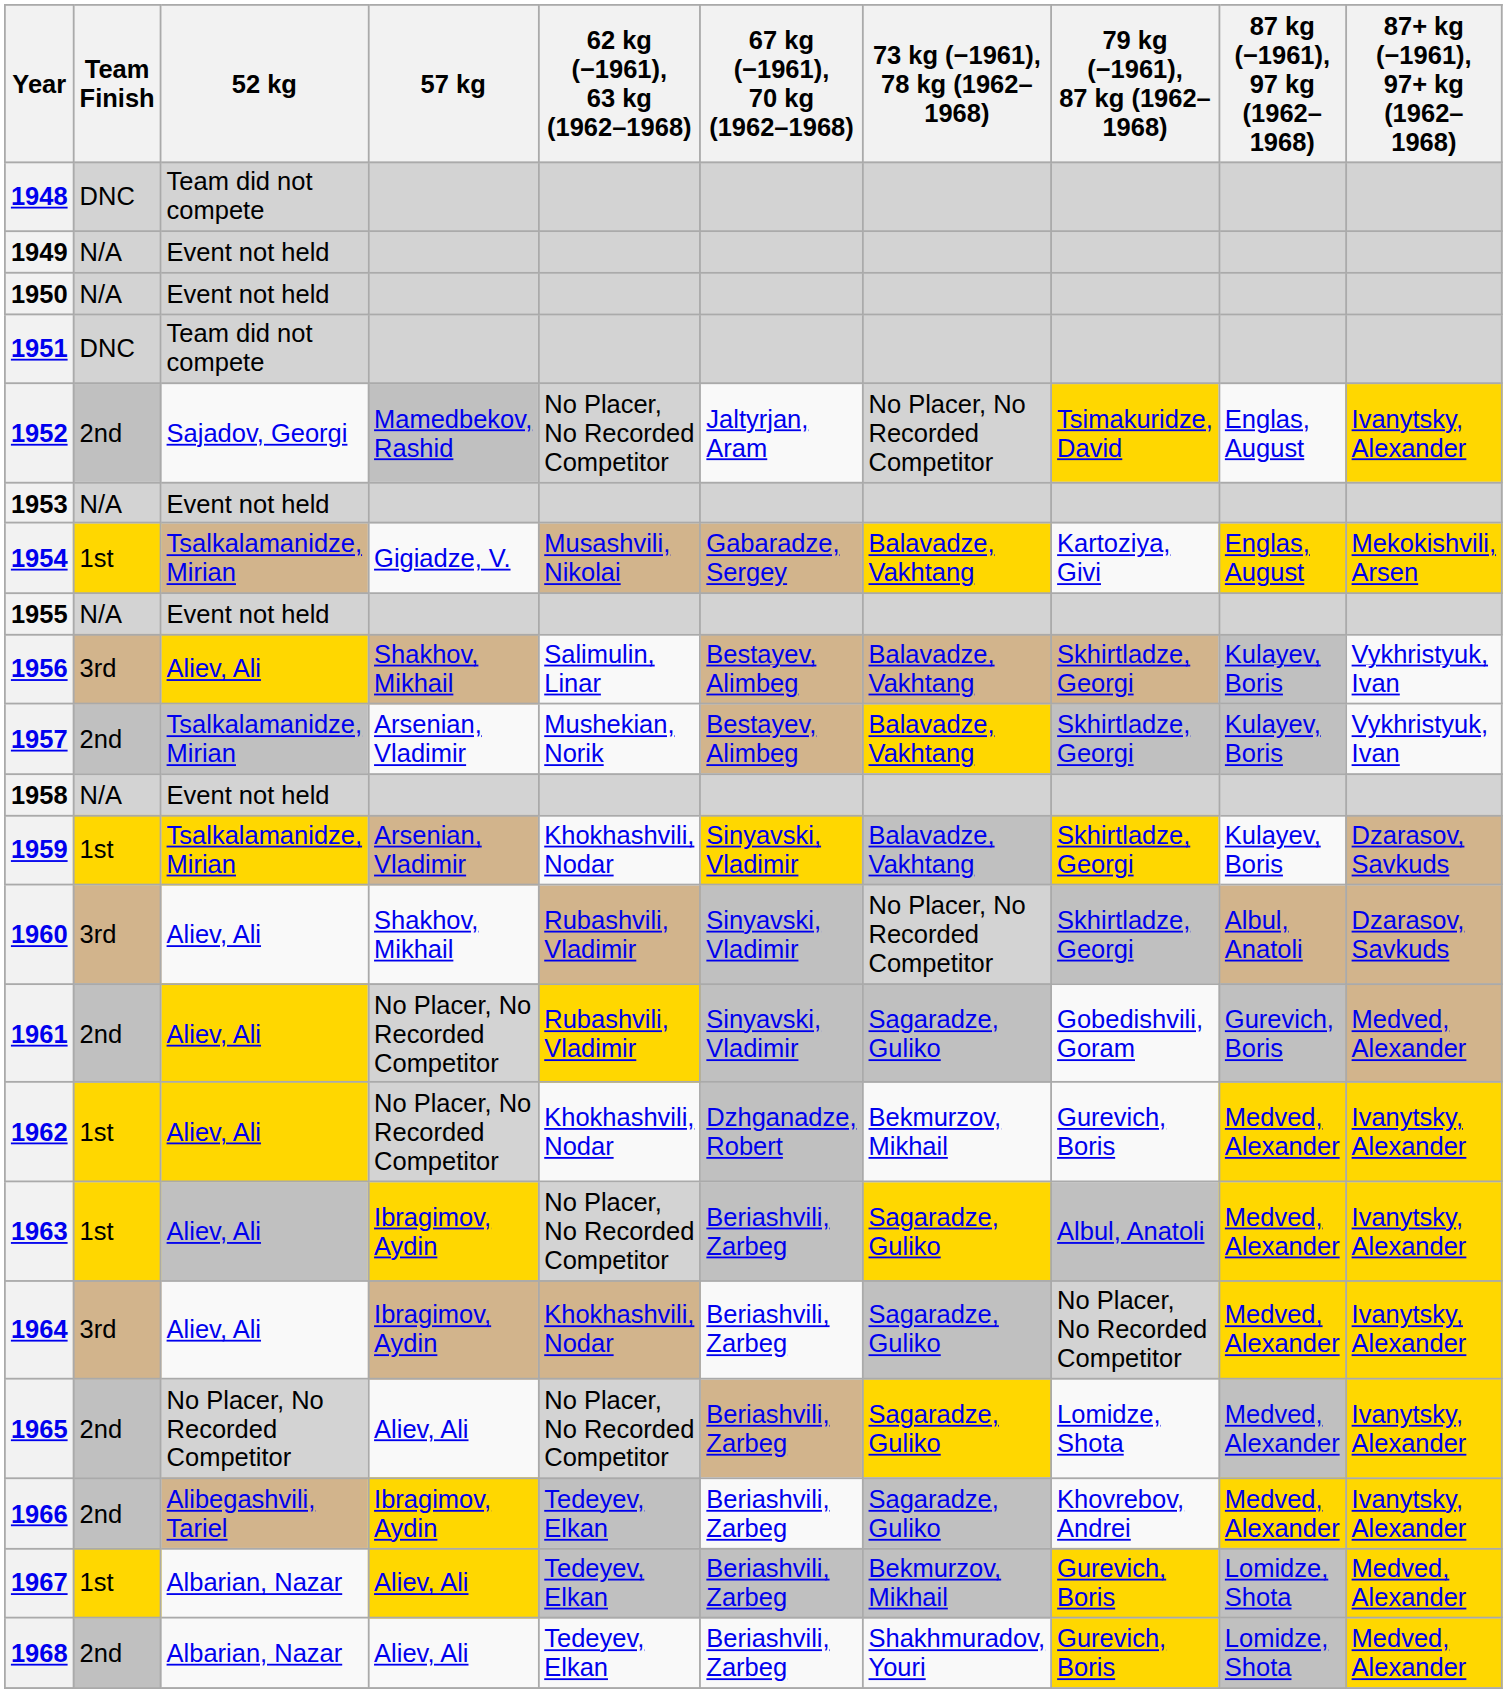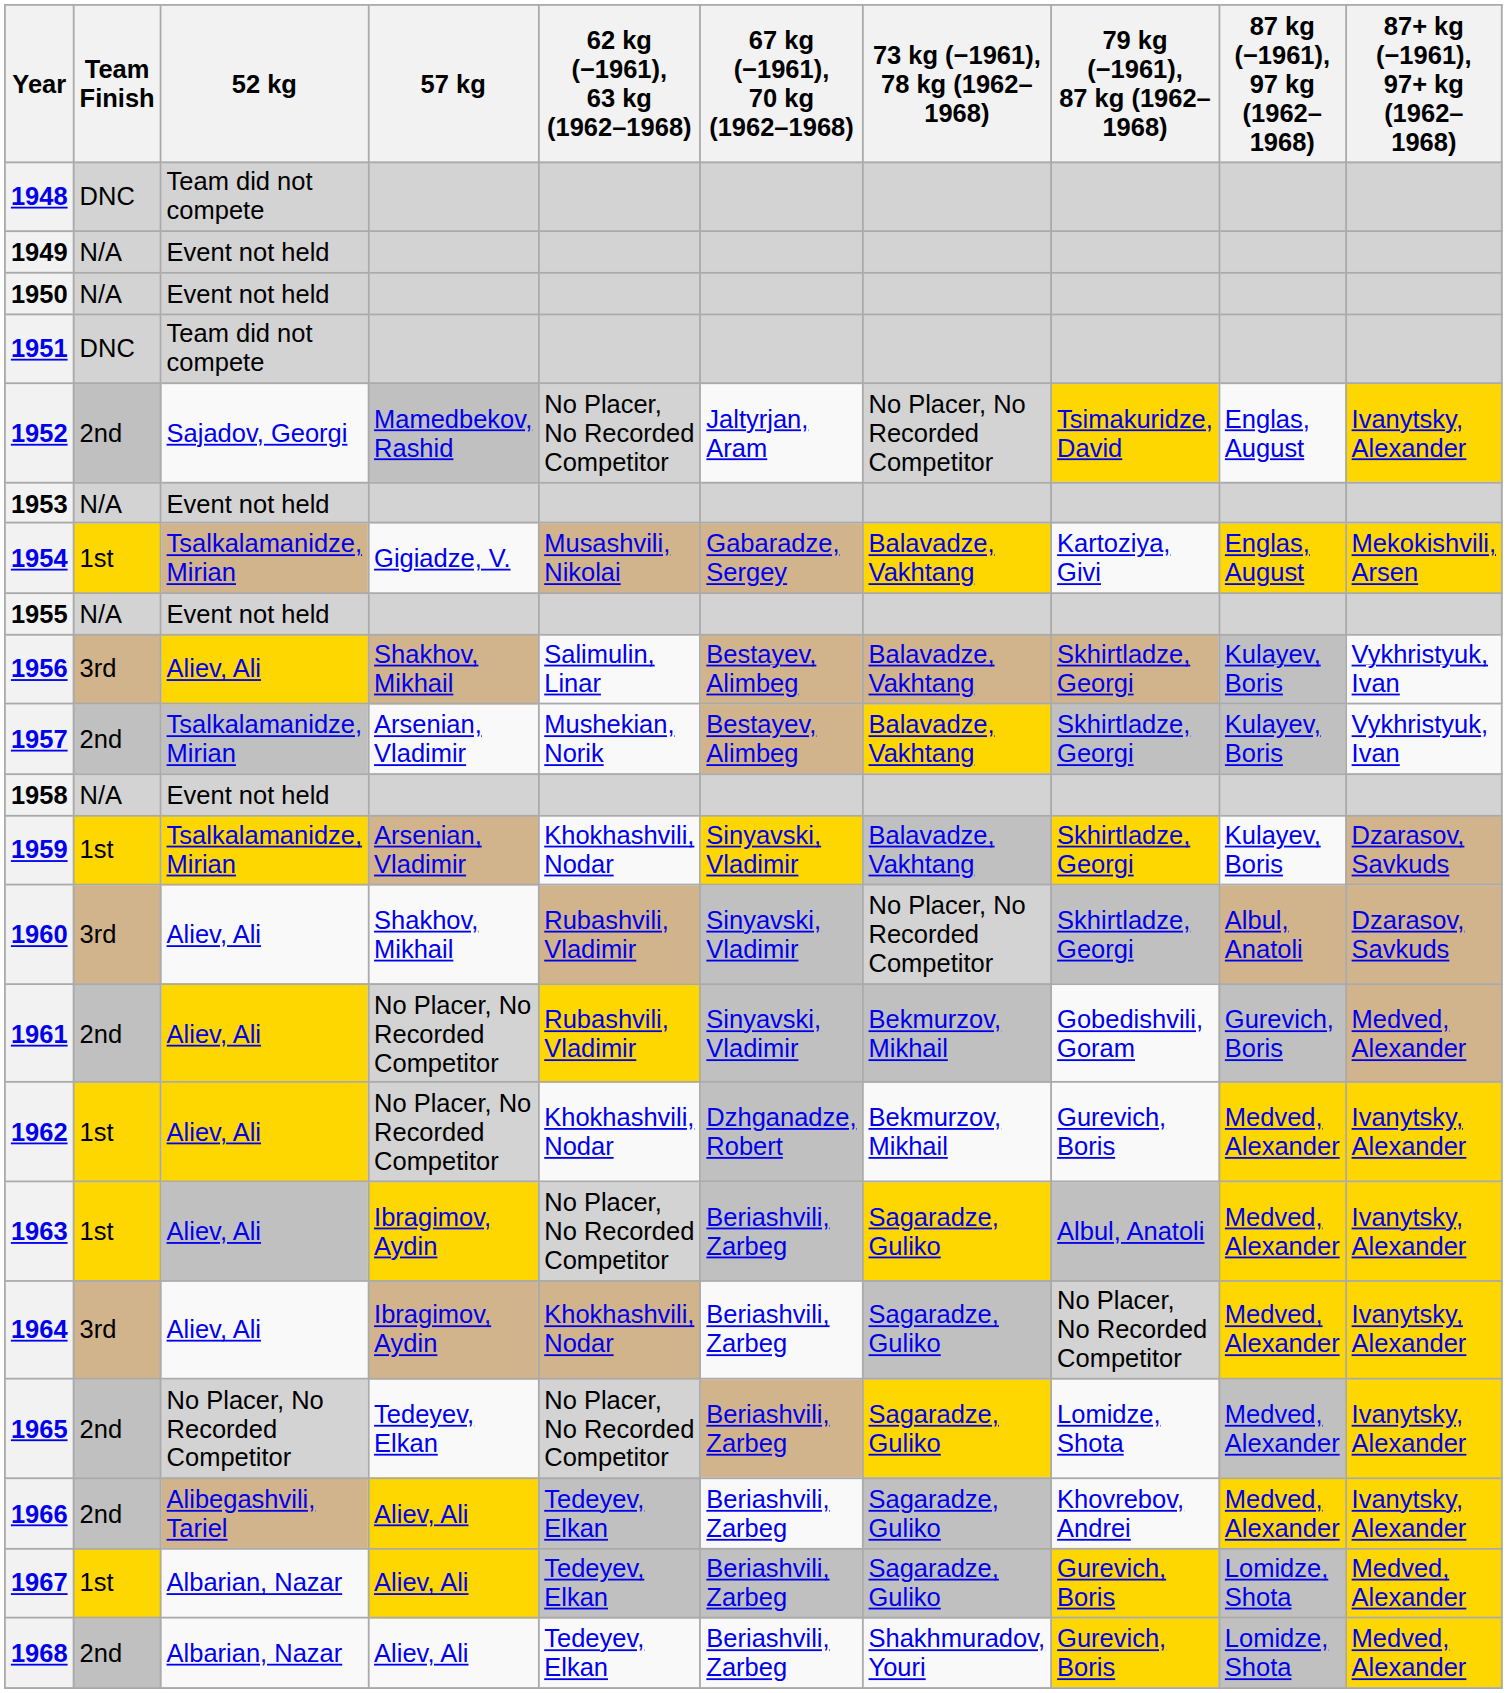(934, 1033) Sagaradze, Guliko -> (935, 1033) Bekmurzov, Mikhail
(421, 1429) Aliev, Ali -> (424, 1429) Tedeyev, Elkan
(433, 1513) Ibragimov, Aydin -> (421, 1513) Aliev, Ali
(935, 1583) Bekmurzov, Mikhail -> (934, 1583) Sagaradze, Guliko
